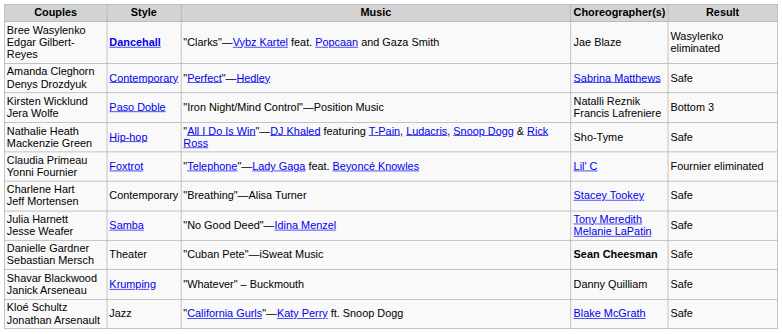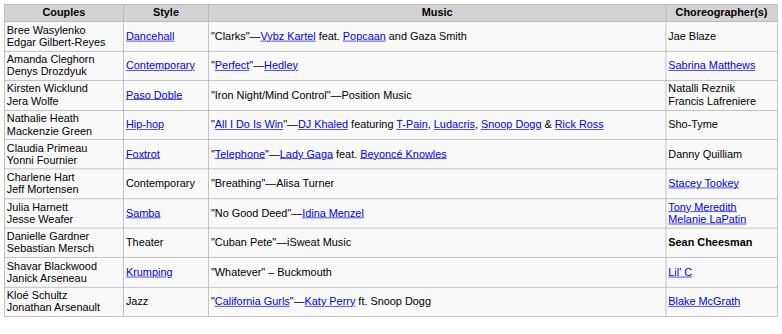- column: (723, 13)
(135, 42) bold -> (150, 36) normal
(586, 166) Lil' C -> (705, 154) Danny Quilliam
(610, 284) Danny Quilliam -> (680, 272) Lil' C
